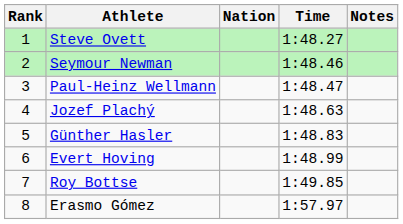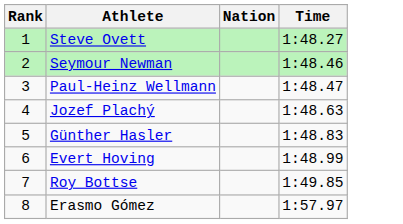- column: (372, 16)
